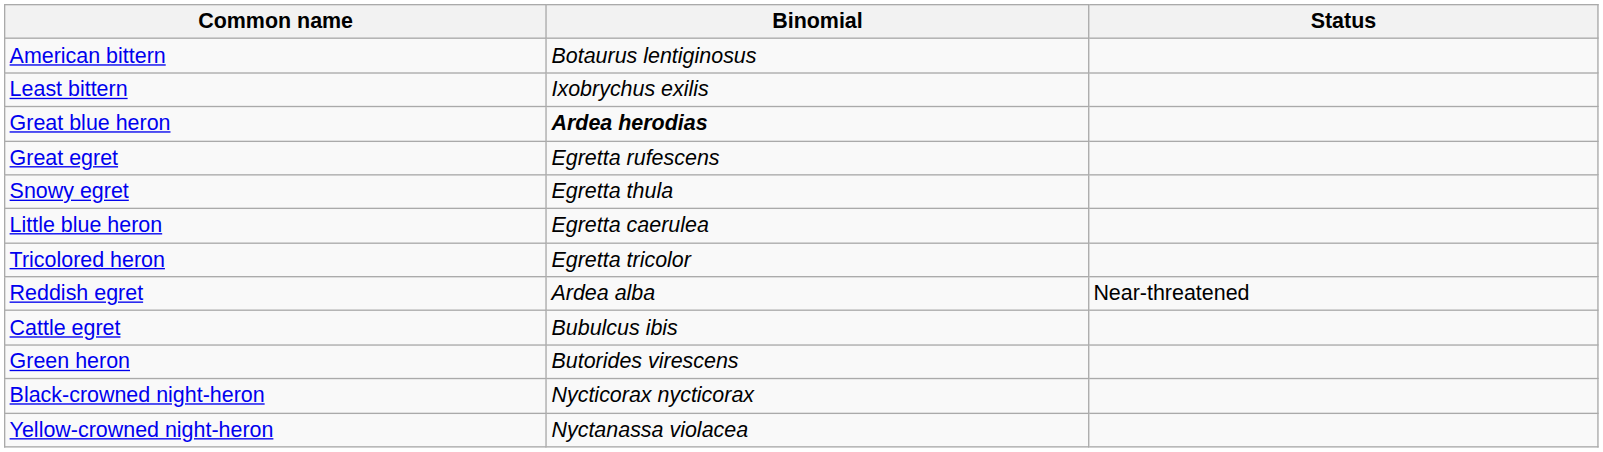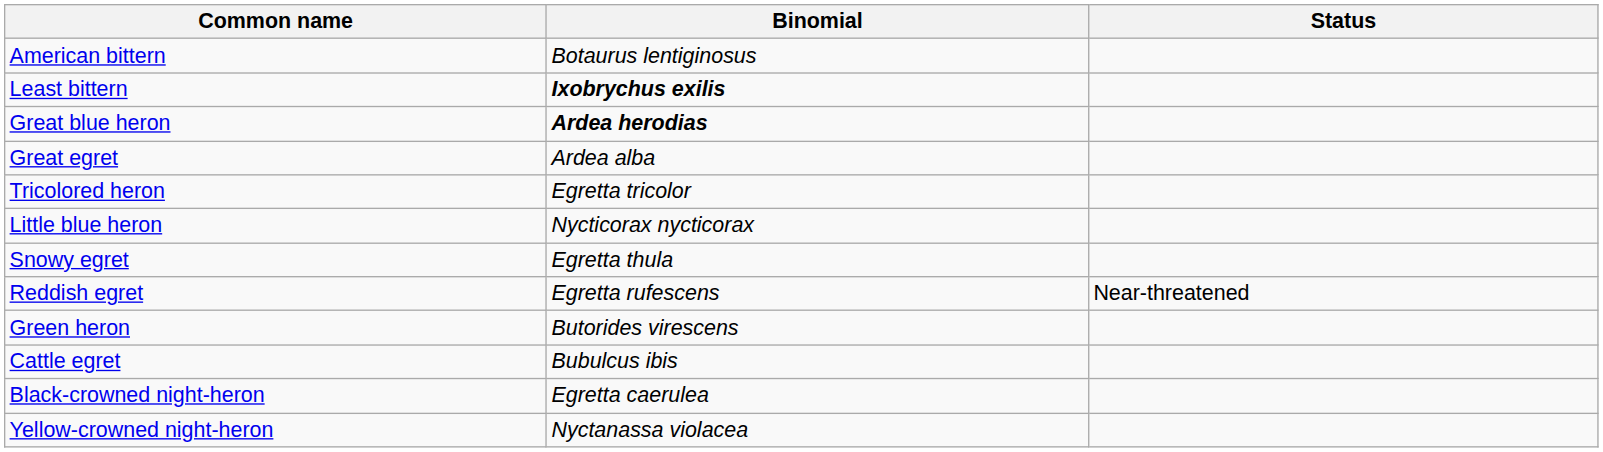(630, 89) normal -> (638, 89) bold
(636, 157) Egretta rufescens -> (603, 157) Ardea alba
rows swapped: (69, 191) <-> (87, 259)
(630, 225) Egretta caerulea -> (653, 225) Nycticorax nycticorax
(603, 293) Ardea alba -> (636, 293) Egretta rufescens
rows swapped: (65, 327) <-> (70, 361)
(653, 395) Nycticorax nycticorax -> (630, 395) Egretta caerulea
